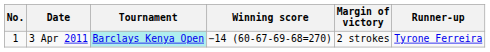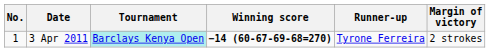columns swapped: (363, 18) <-> (438, 18)
(270, 39) normal -> (270, 39) bold
